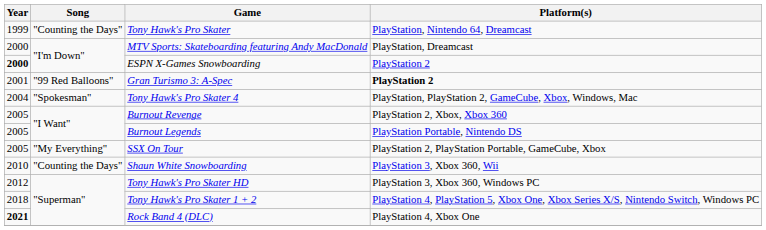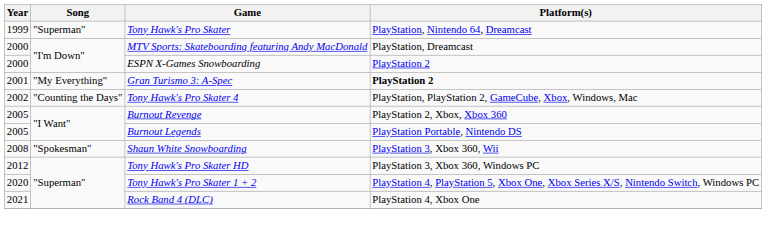(78, 30) "Counting the Days" -> (59, 30) "Superman"
(18, 64) bold -> (18, 64) normal
(73, 81) "99 Red Balloons" -> (70, 81) "My Everything"
(18, 98) 2004 -> (18, 98) 2002
(62, 98) "Spokesman" -> (78, 98) "Counting the Days"
- row: (155, 149)
(18, 166) 2010 -> (18, 149) 2008
(78, 166) "Counting the Days" -> (62, 149) "Spokesman"
(18, 200) 2018 -> (18, 183) 2020
(18, 217) bold -> (18, 200) normal
